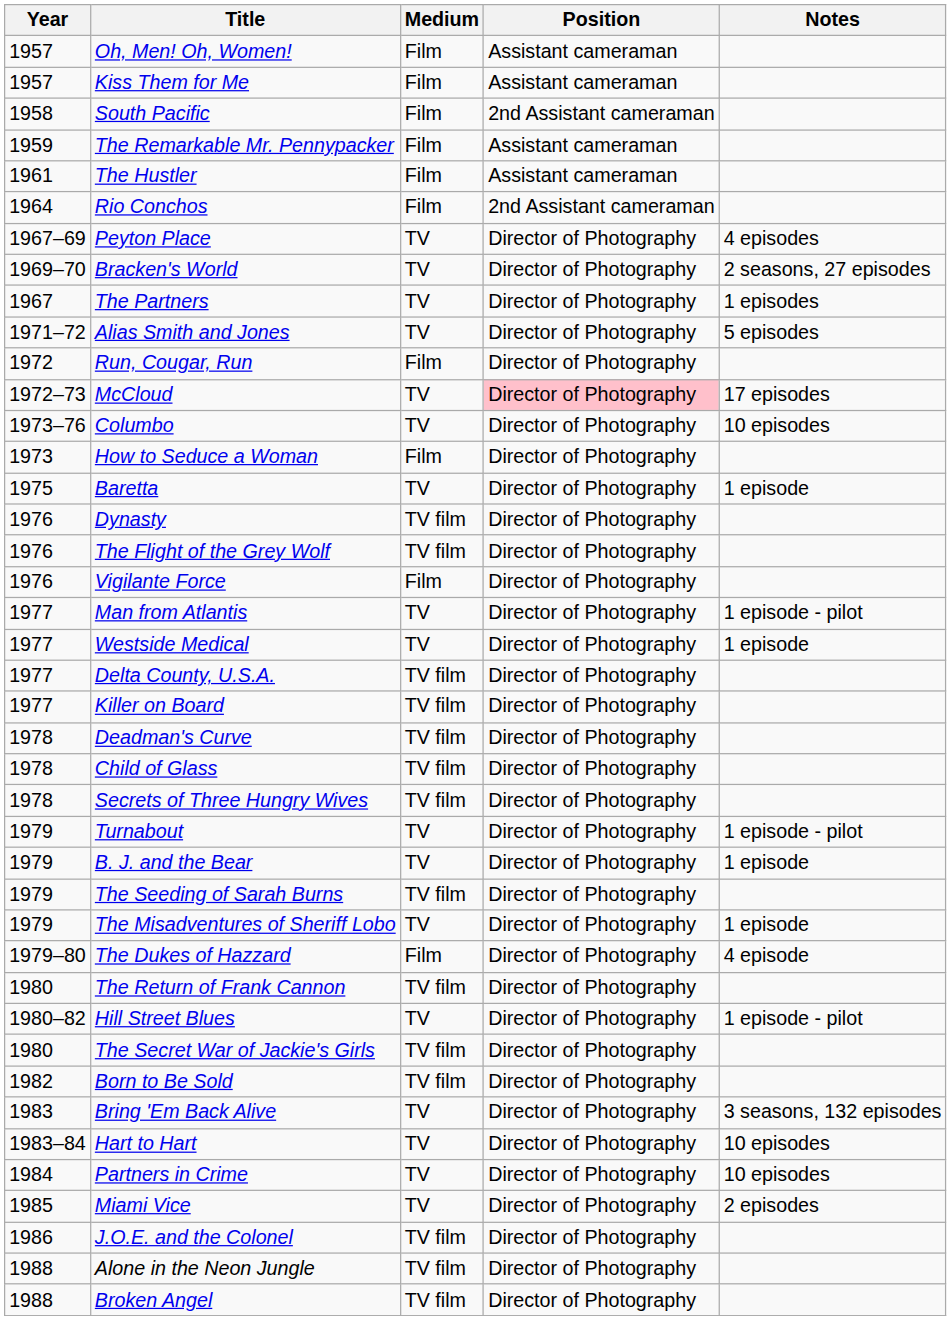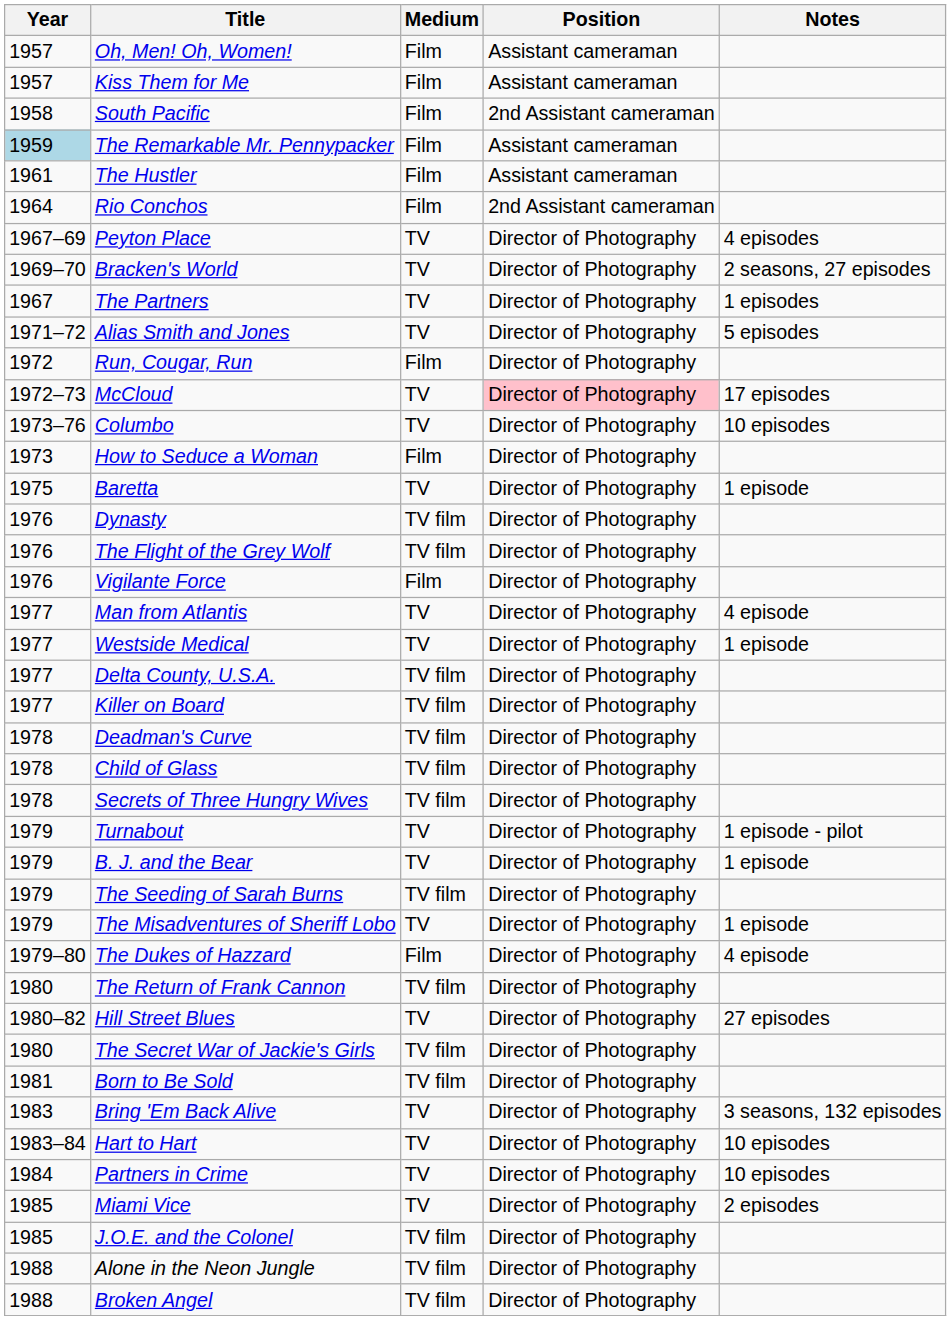(31, 144) no background -> (31, 144) lightblue background
(793, 613) 1 episode - pilot -> (766, 613) 4 episode
(793, 1018) 1 episode - pilot -> (777, 1018) 27 episodes
(31, 1081) 1982 -> (31, 1081) 1981
(31, 1237) 1986 -> (31, 1237) 1985
